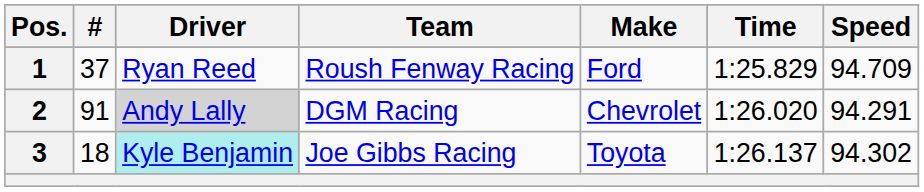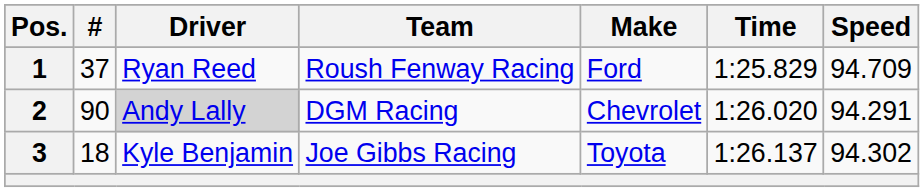(95, 111) 91 -> (95, 111) 90
(208, 153) paleturquoise background -> (208, 153) no background
